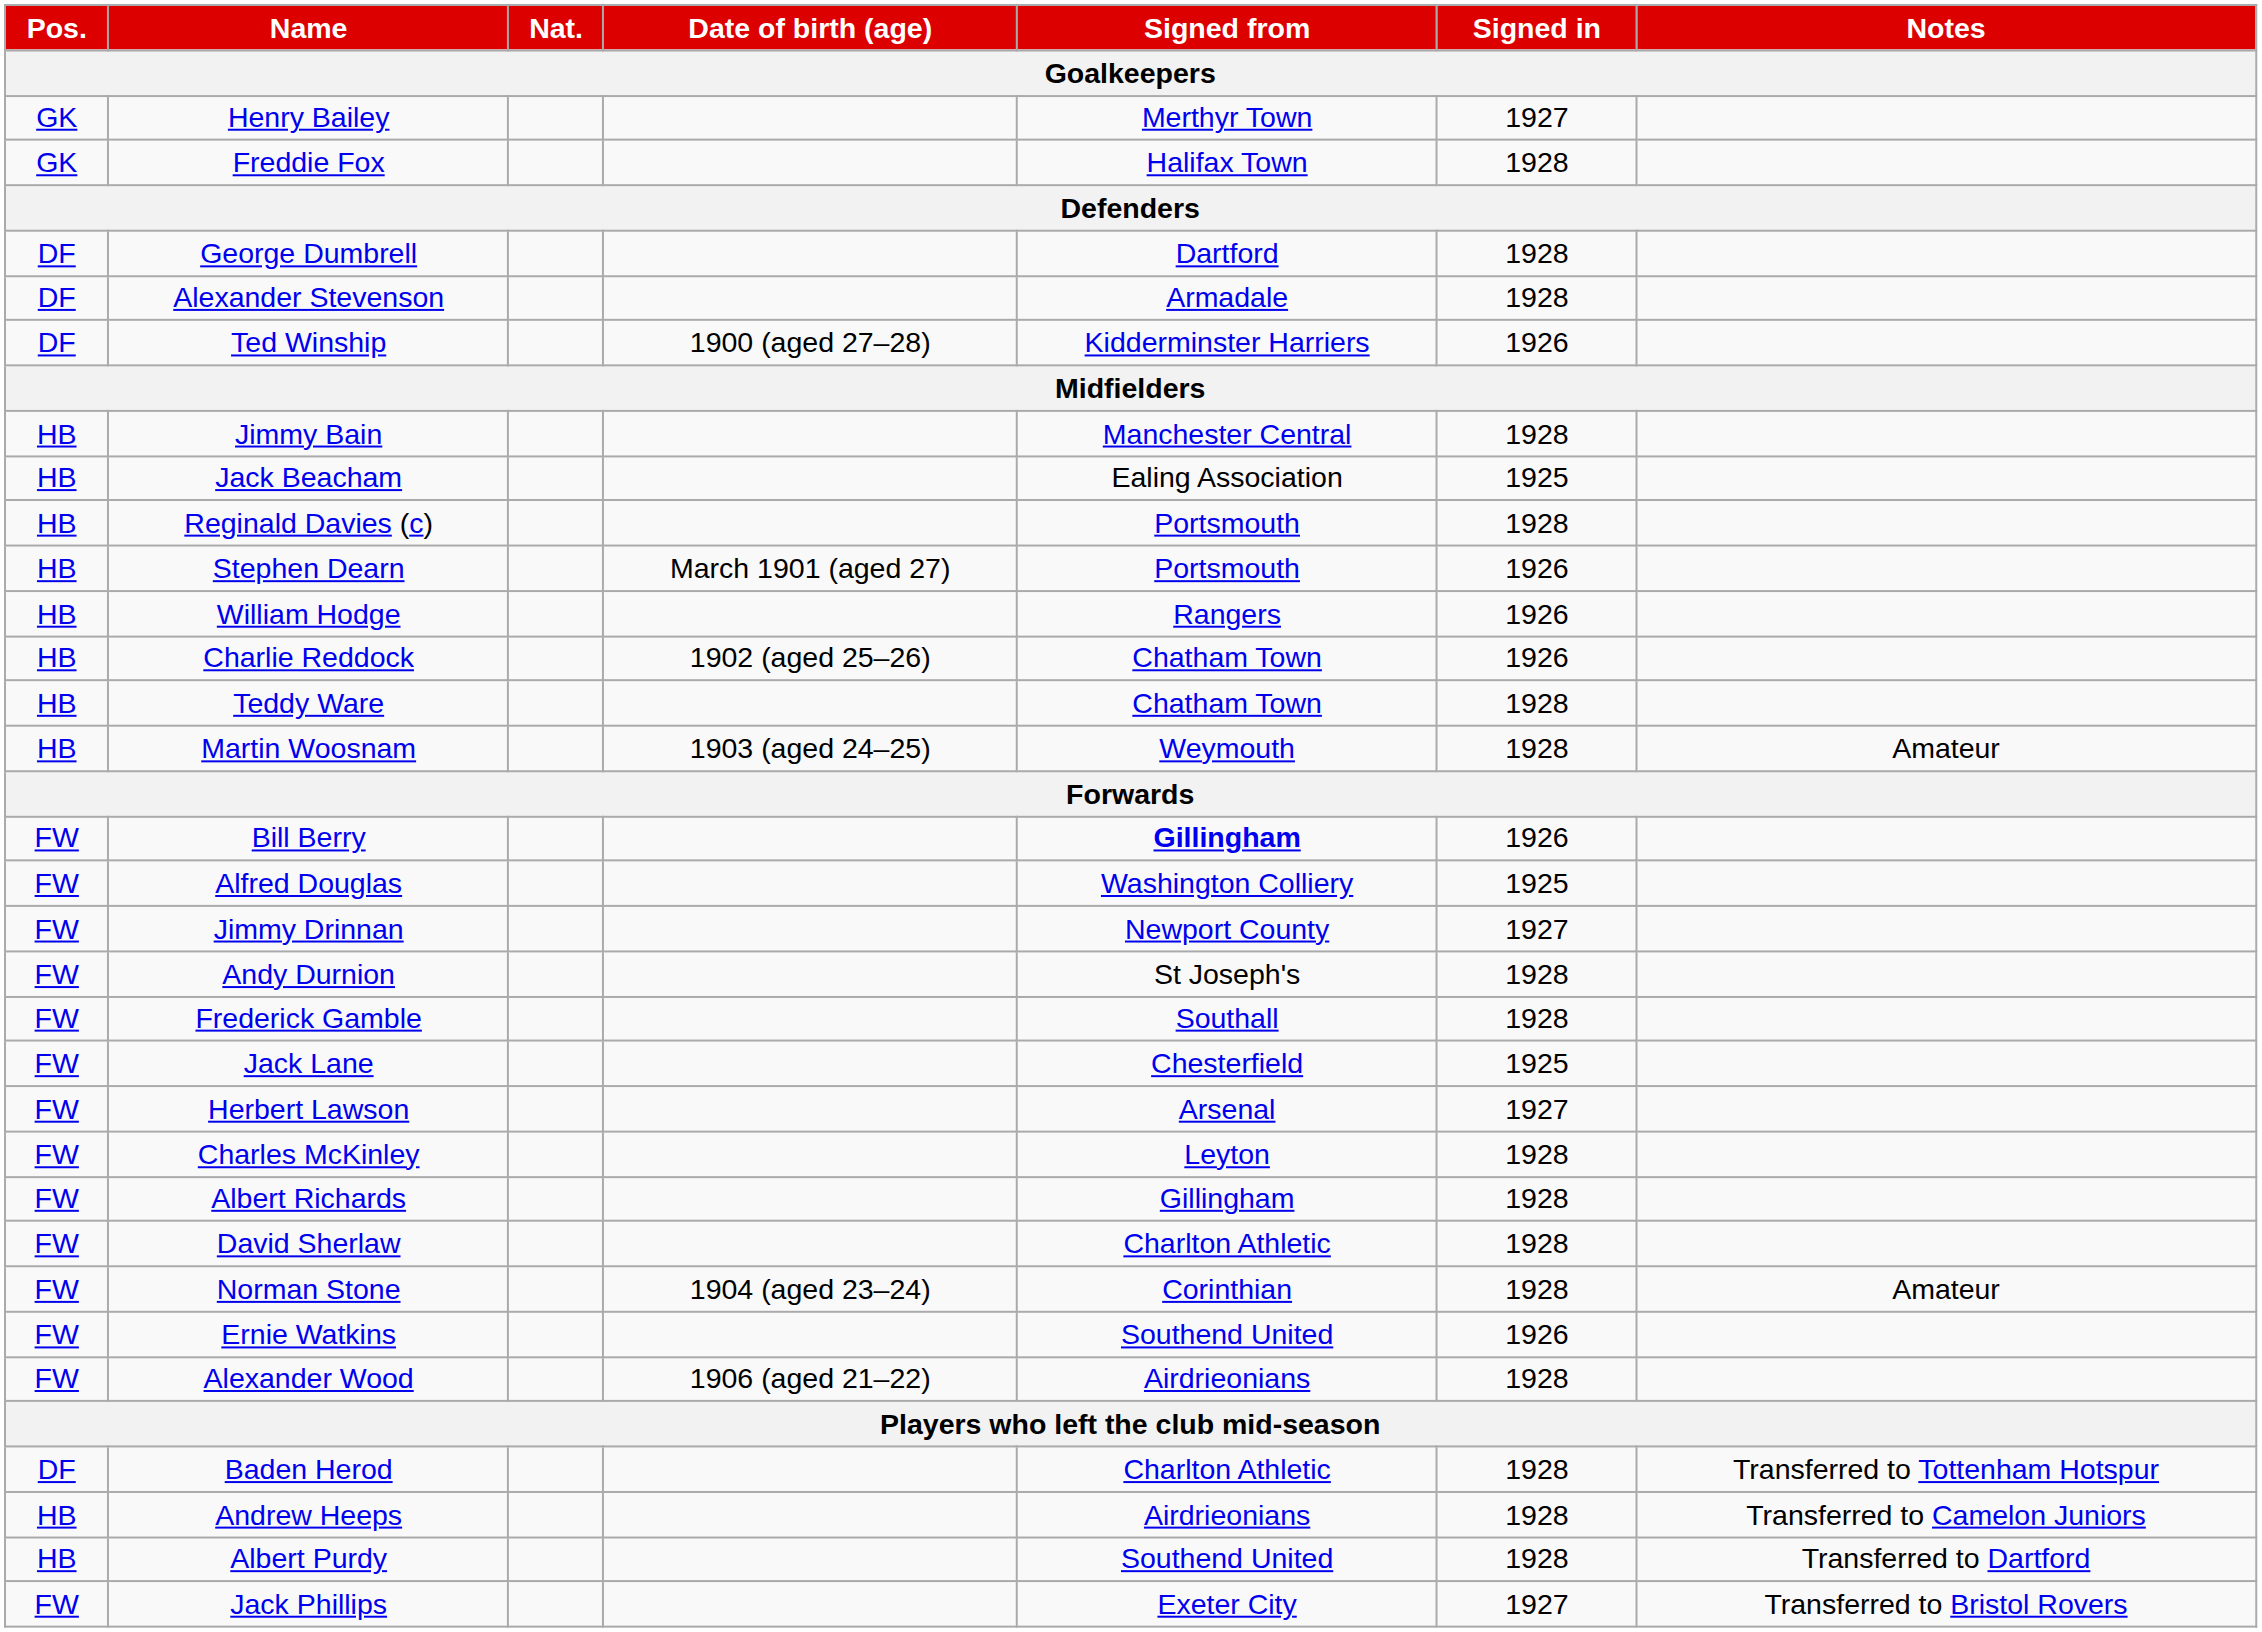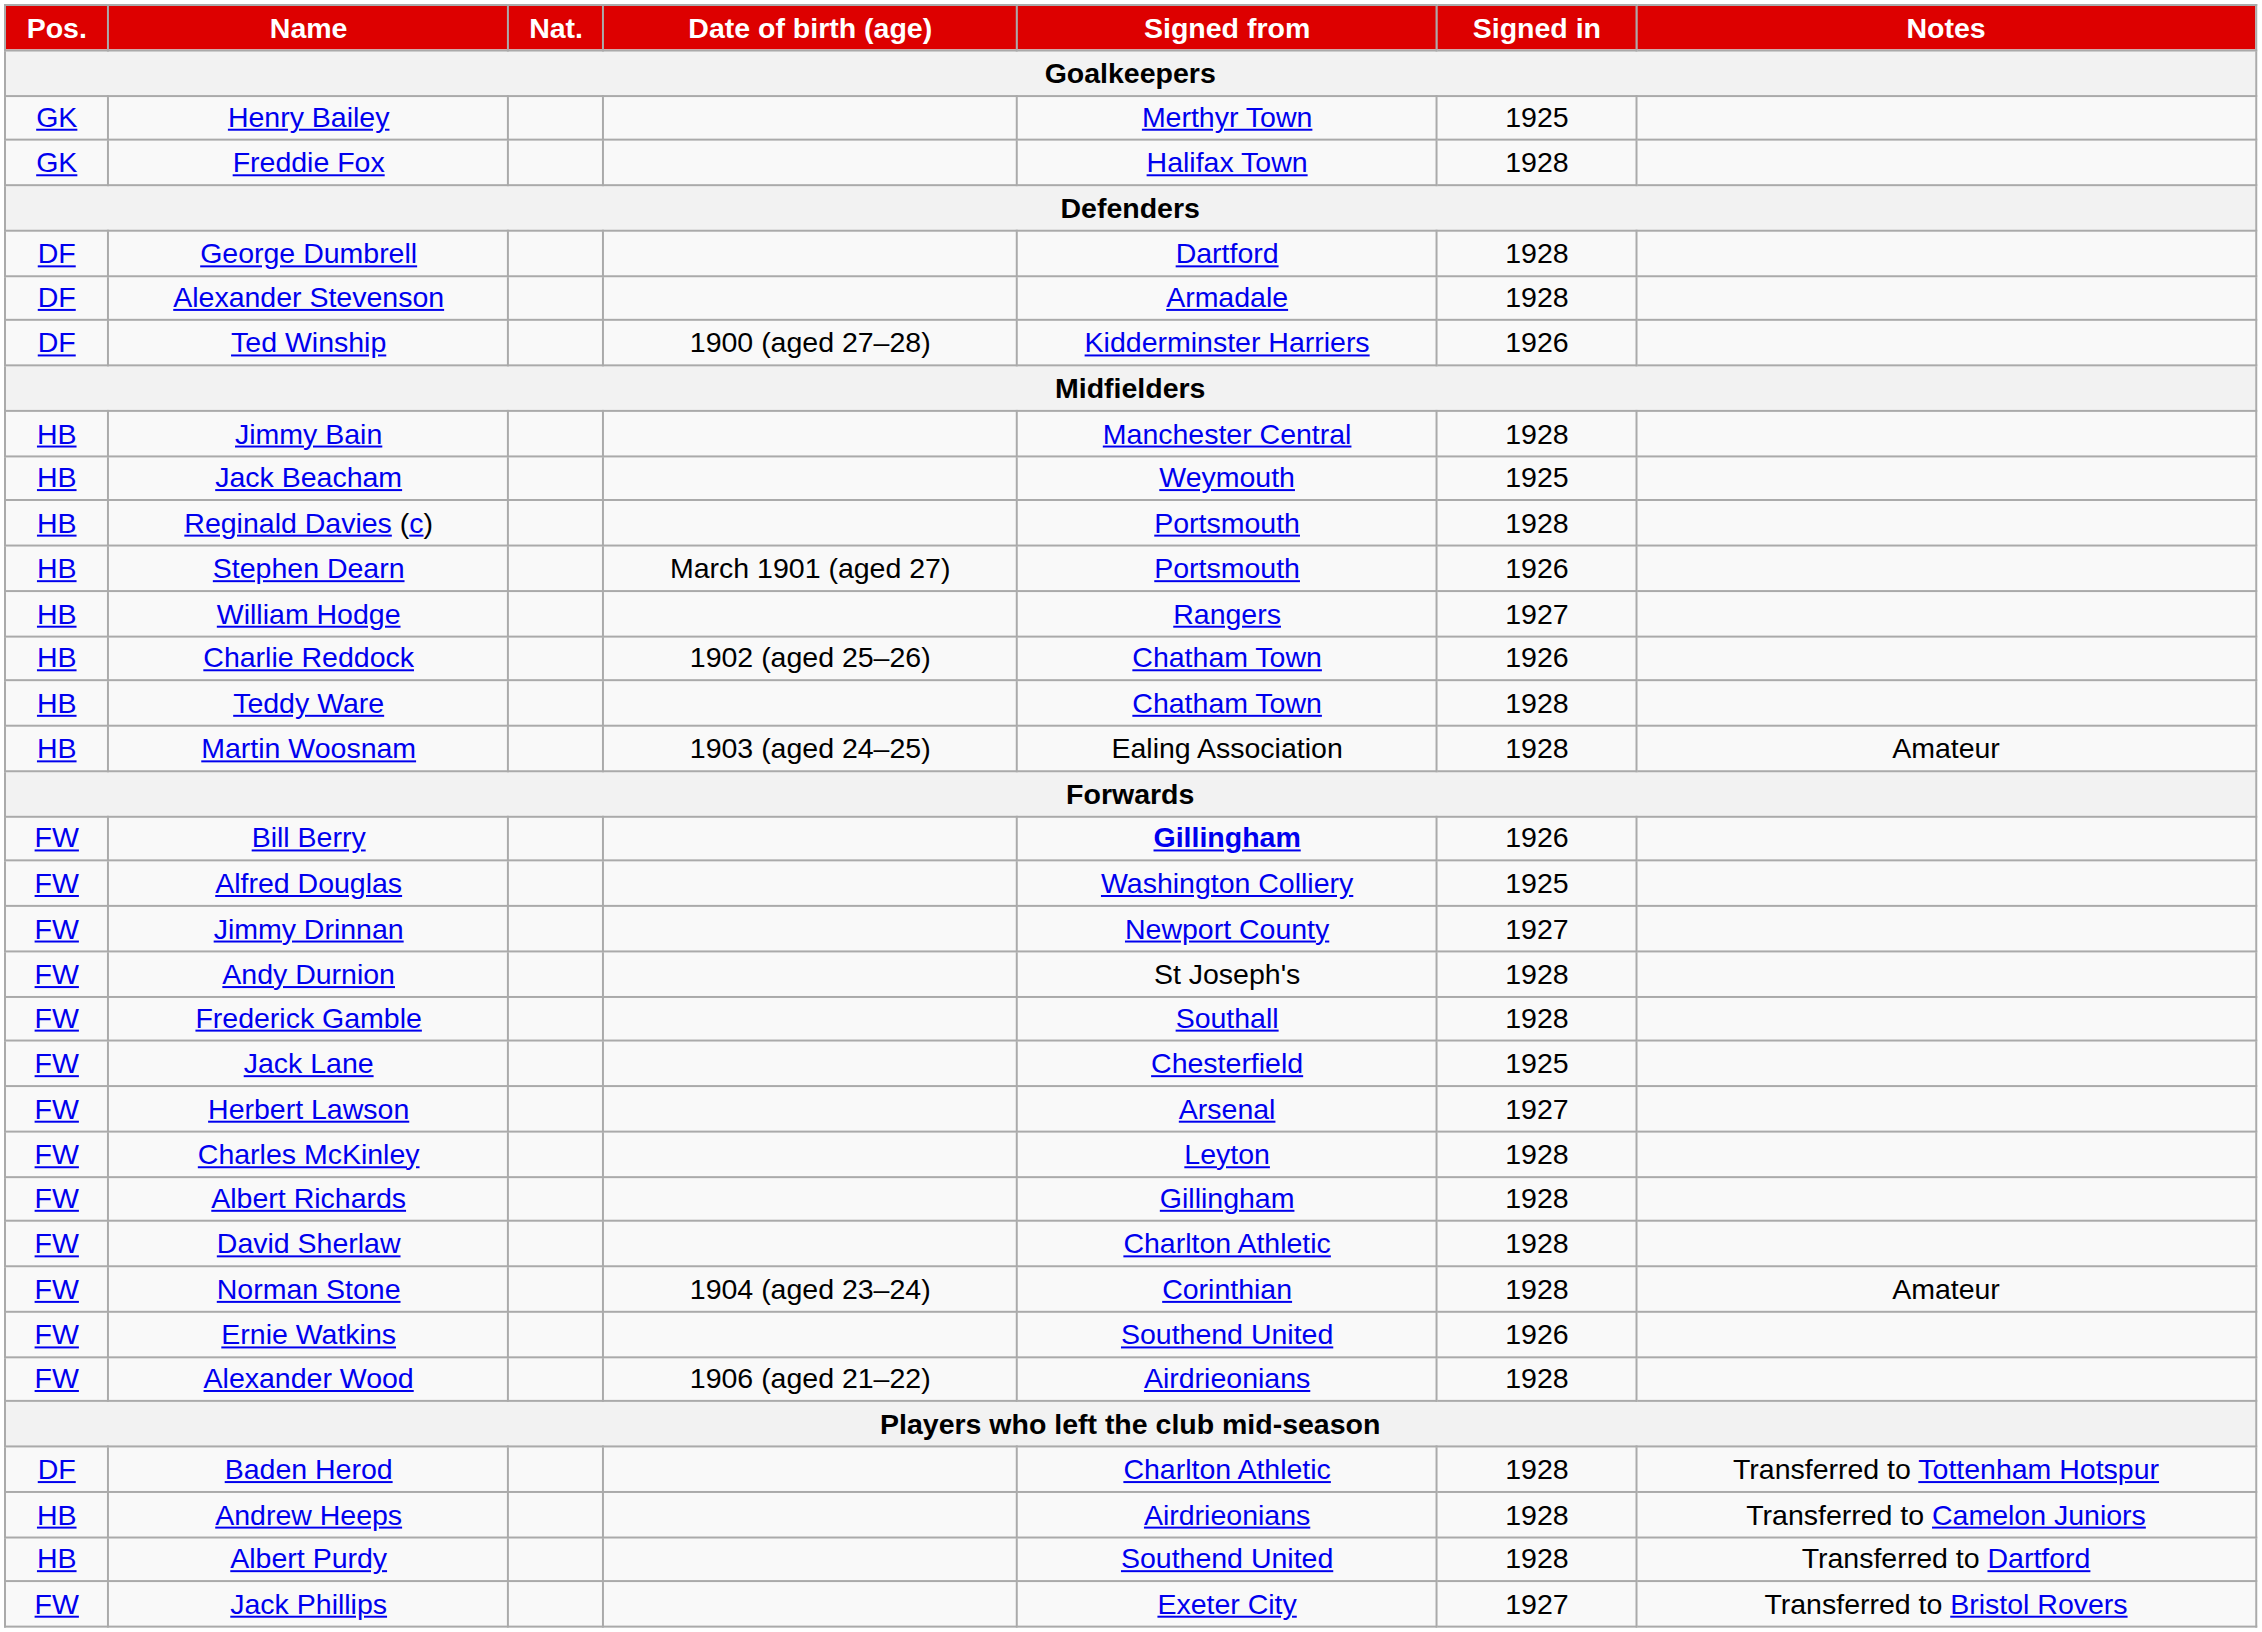(1537, 118) 1927 -> (1537, 118) 1925
(1227, 478) Ealing Association -> (1227, 478) Weymouth
(1537, 613) 1926 -> (1537, 613) 1927
(1227, 749) Weymouth -> (1227, 749) Ealing Association
